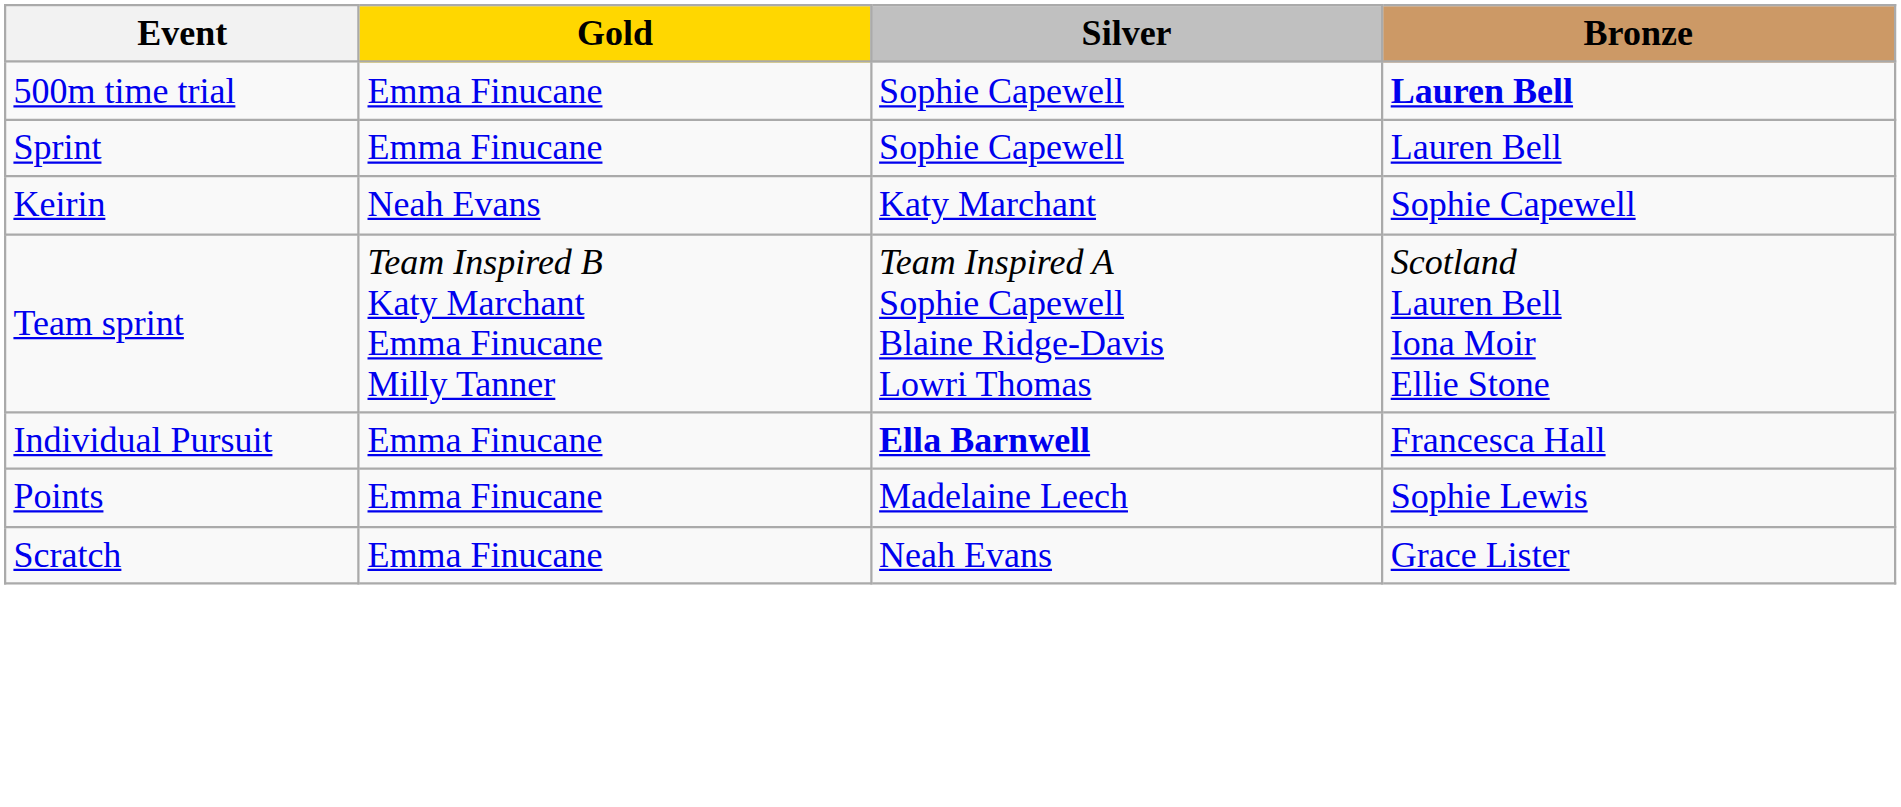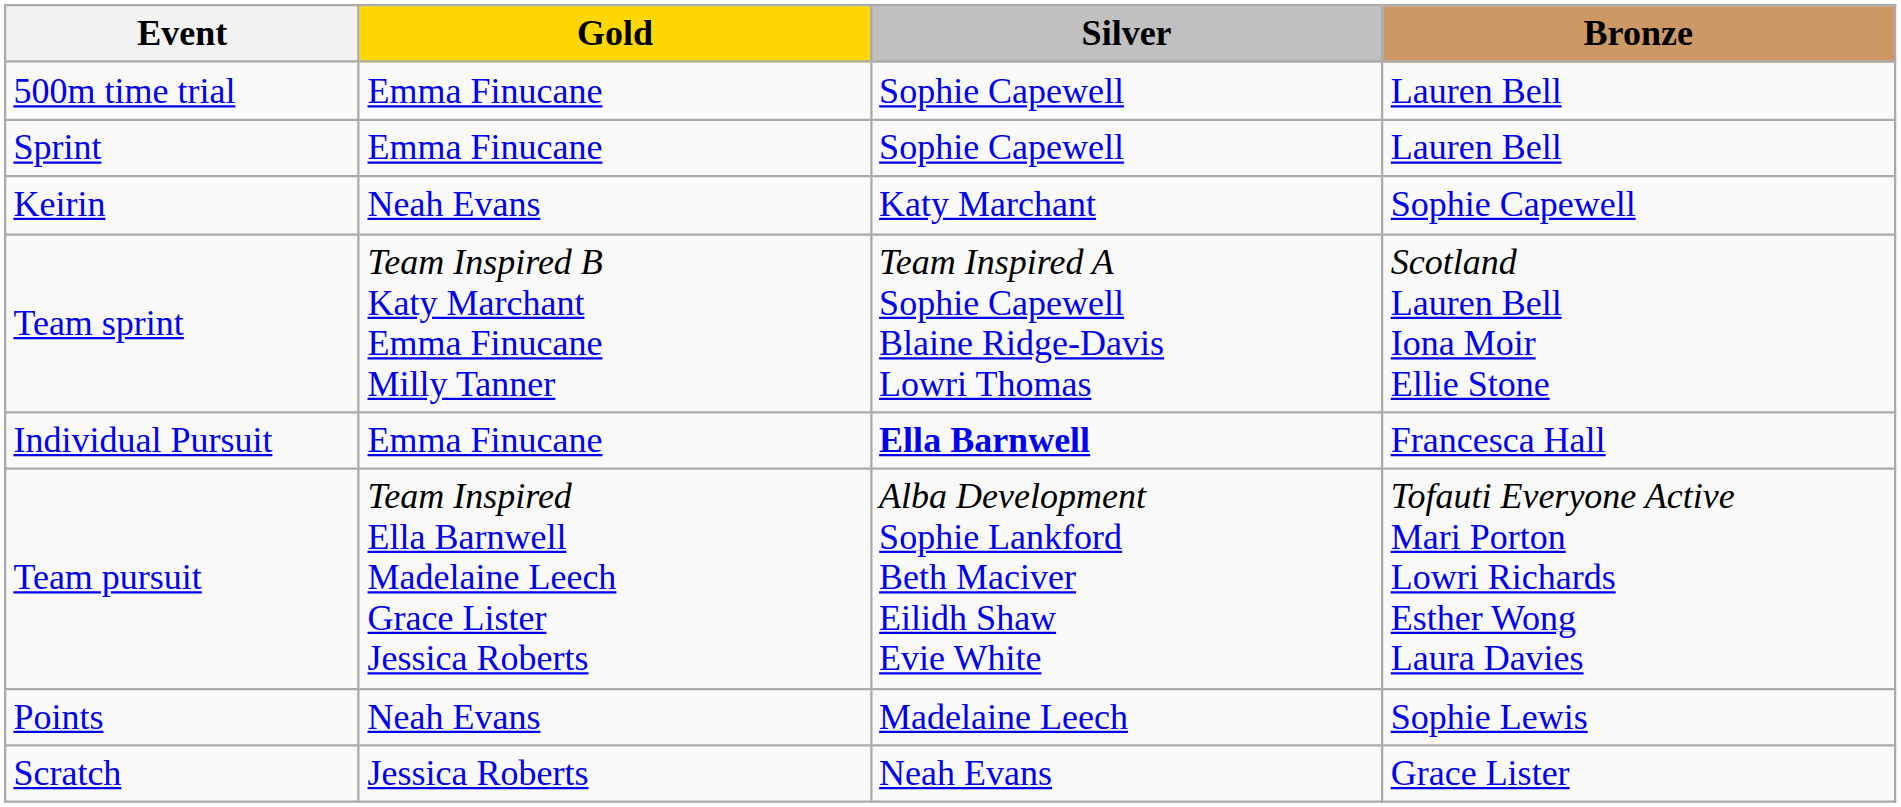(1482, 90) bold -> (1476, 90) normal
+ row: (108, 578)
(485, 497) Emma Finucane -> (454, 716) Neah Evans
(485, 554) Emma Finucane -> (478, 773) Jessica Roberts
